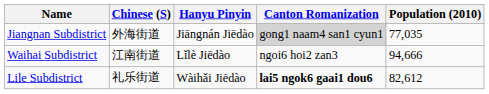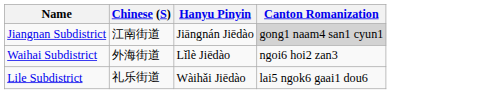- column: (435, 14)
(136, 34) 外海街道 -> (136, 34) 江南街道
(136, 55) 江南街道 -> (136, 55) 外海街道
(316, 77) bold -> (314, 77) normal
